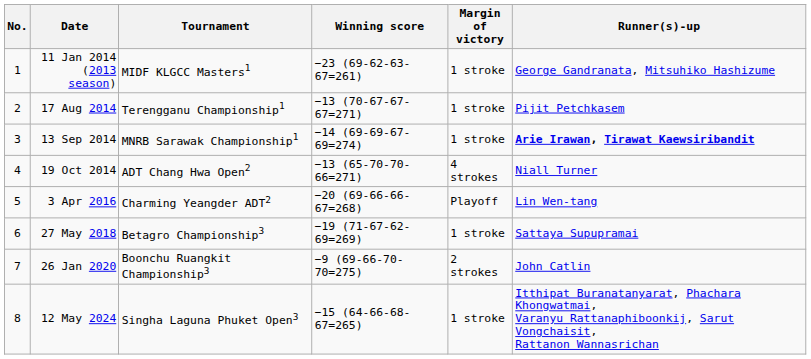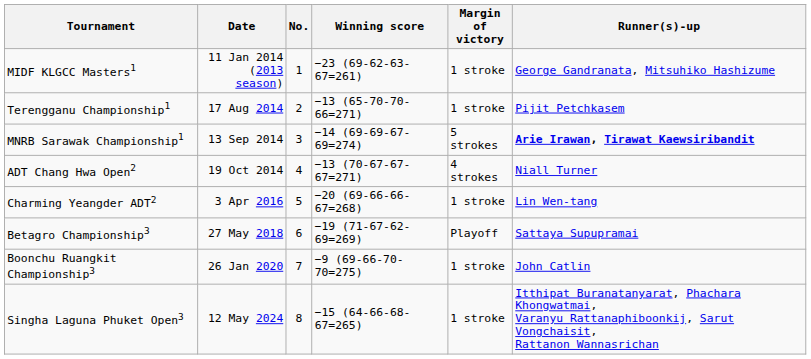columns swapped: (17, 27) <-> (215, 27)
(363, 109) −13 (70-67-67-67=271) -> (363, 109) −13 (65-70-70-66=271)
(478, 140) 1 stroke -> (474, 140) 5 strokes
(363, 171) −13 (65-70-70-66=271) -> (363, 171) −13 (70-67-67-67=271)
(474, 202) Playoff -> (478, 202) 1 stroke
(478, 234) 1 stroke -> (474, 234) Playoff
(474, 267) 2 strokes -> (478, 267) 1 stroke
